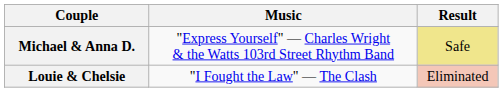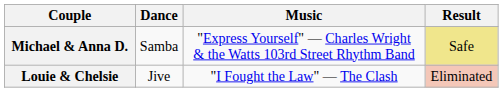+ column: (159, 15)
